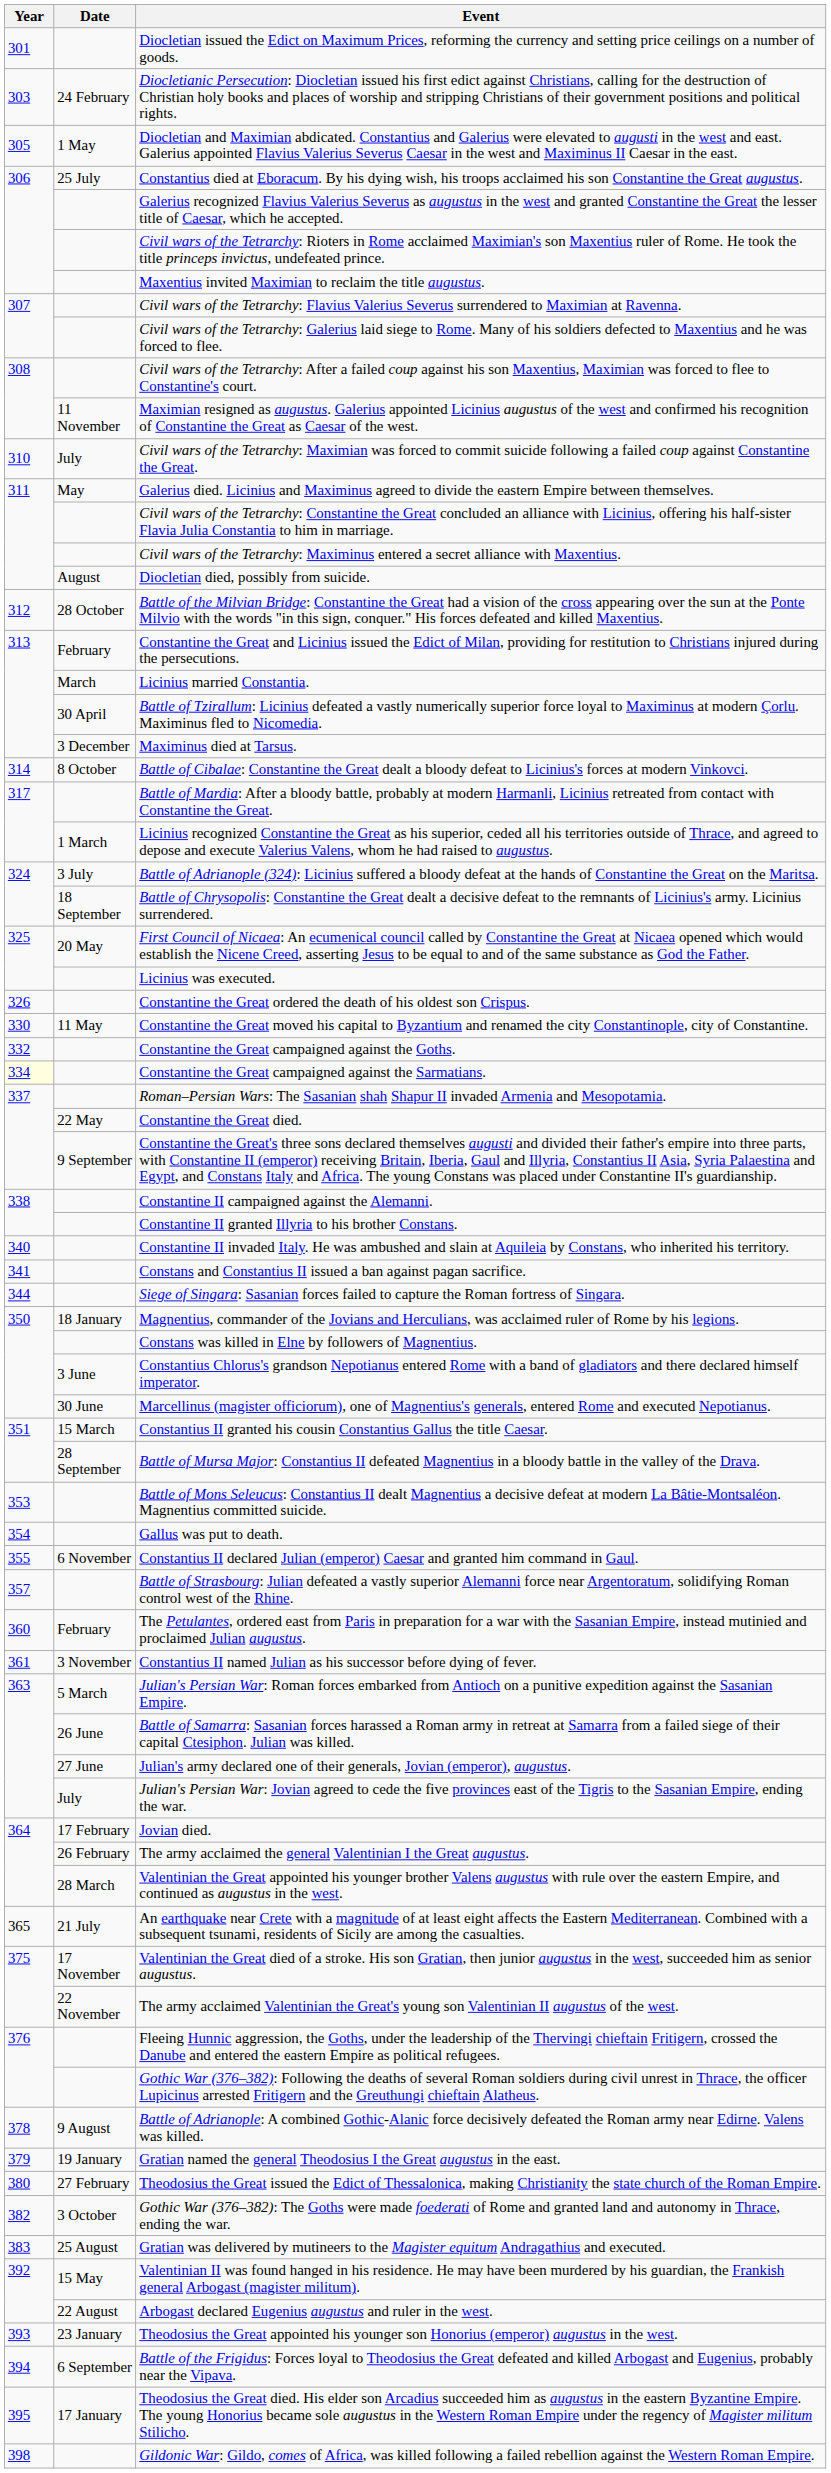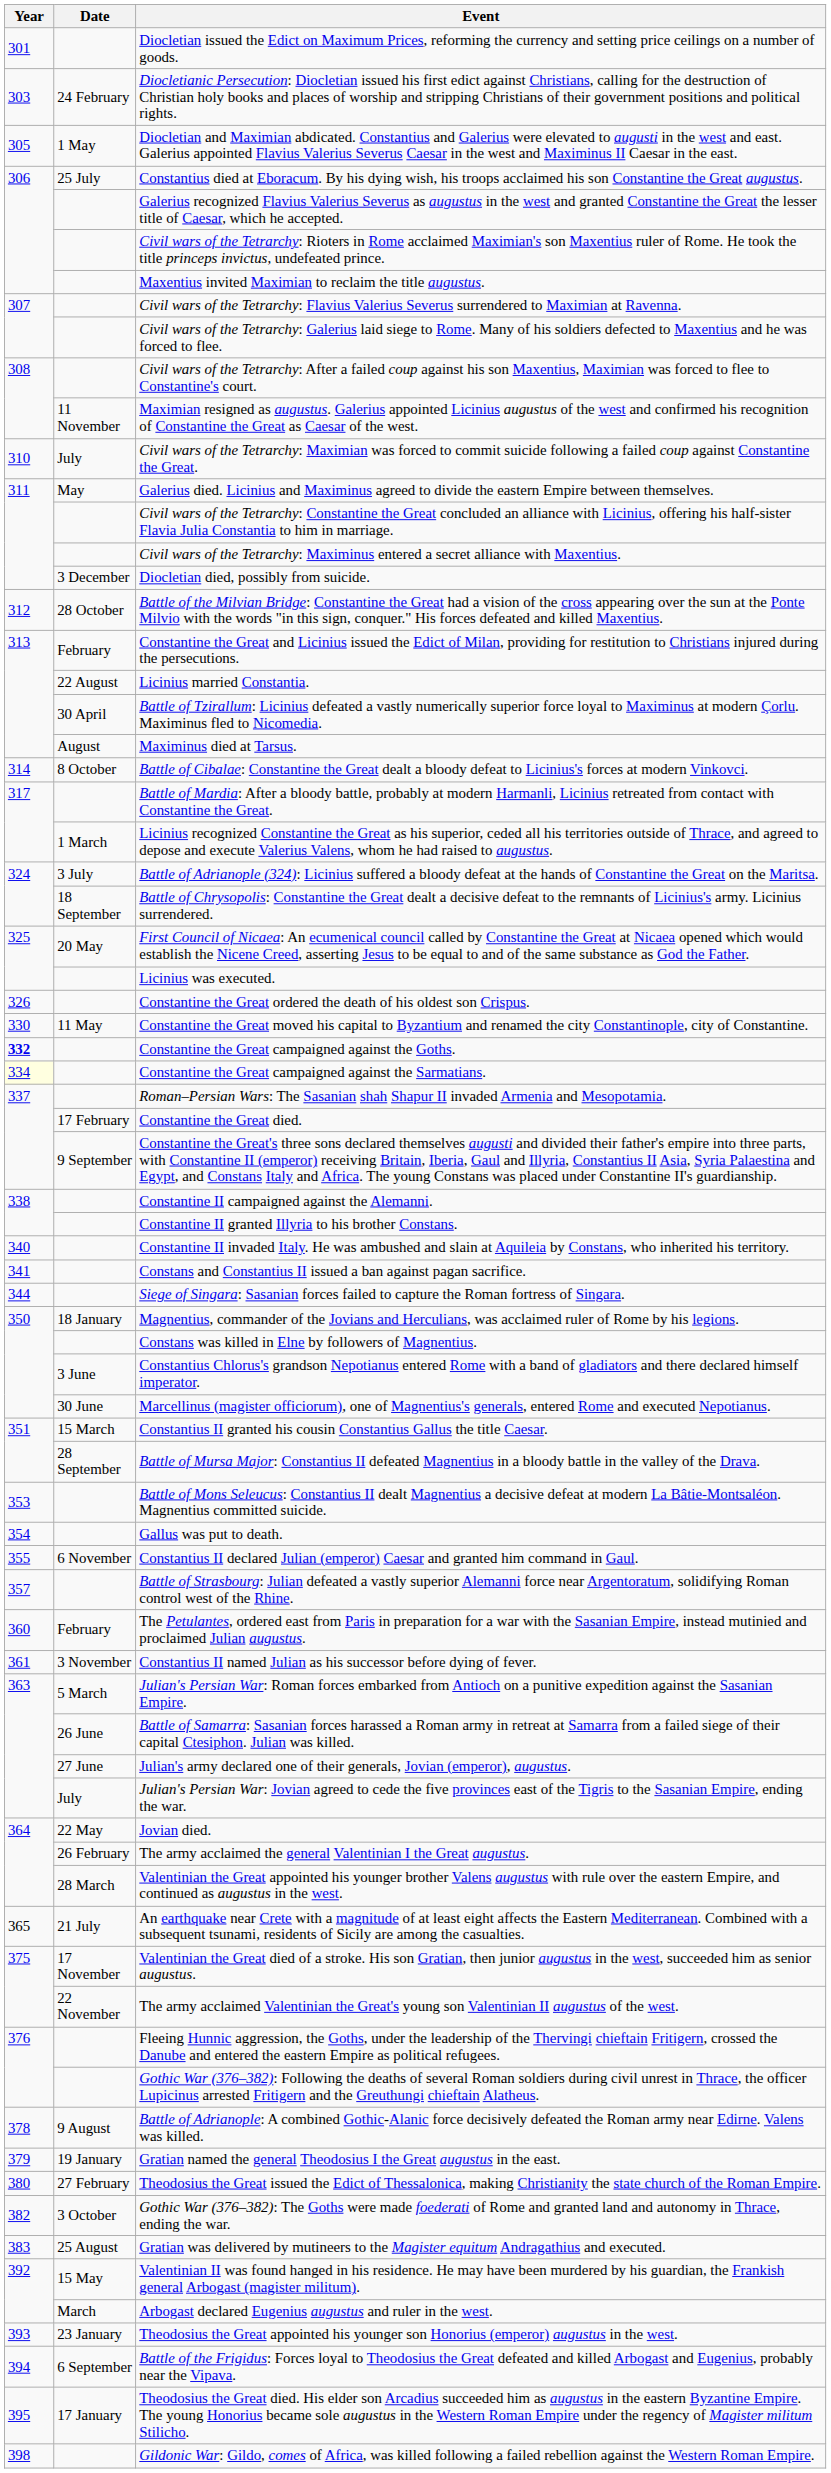(79, 578) August -> (93, 578) 3 December
(77, 682) March -> (88, 682) 22 August
(93, 746) 3 December -> (79, 746) August
(19, 1049) normal -> (19, 1049) bold
(80, 1119) 22 May -> (93, 1119) 17 February
(93, 1830) 17 February -> (80, 1830) 22 May
(88, 2311) 22 August -> (77, 2311) March
